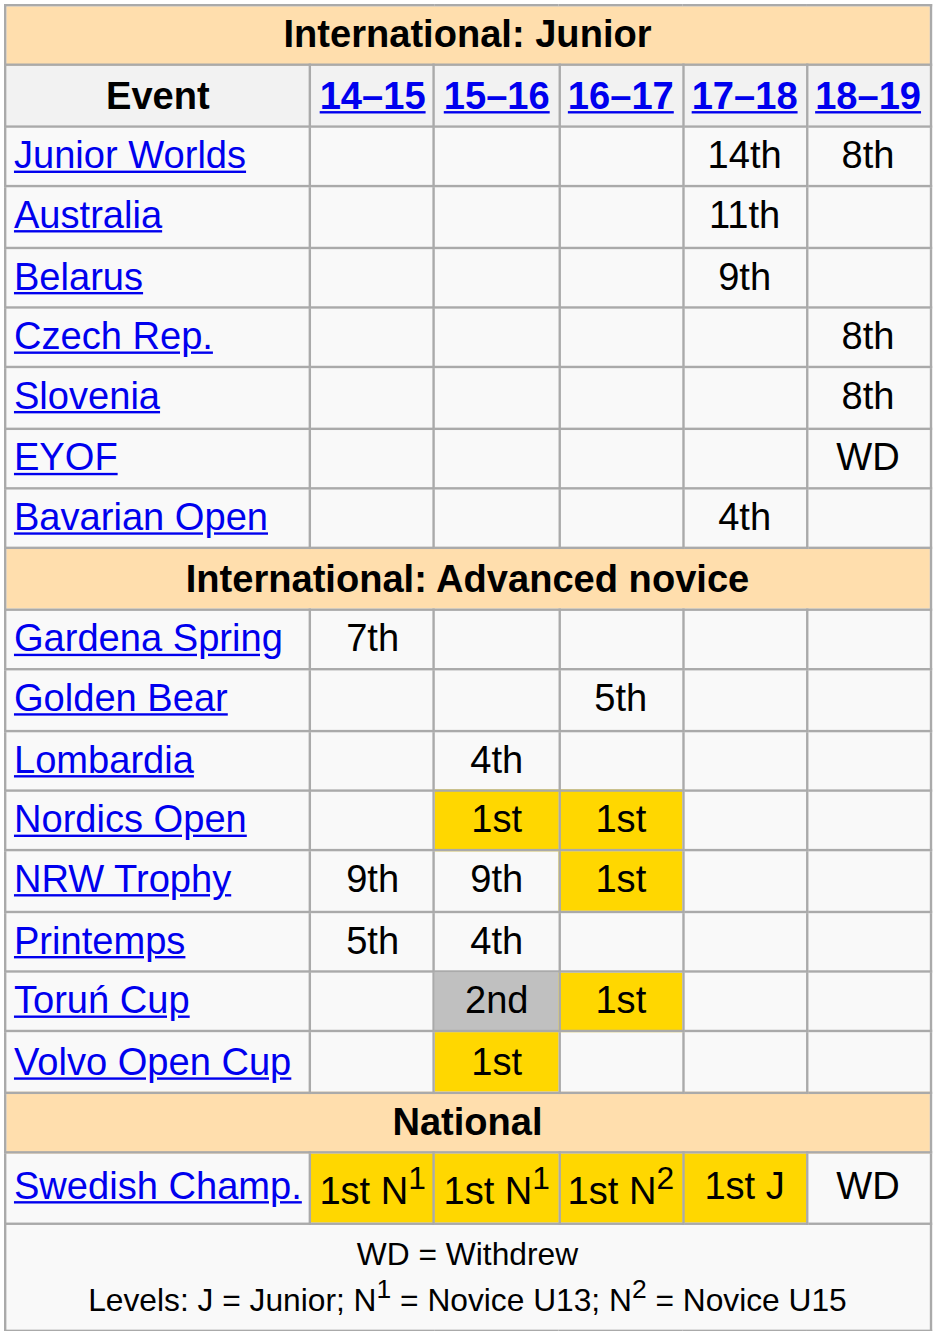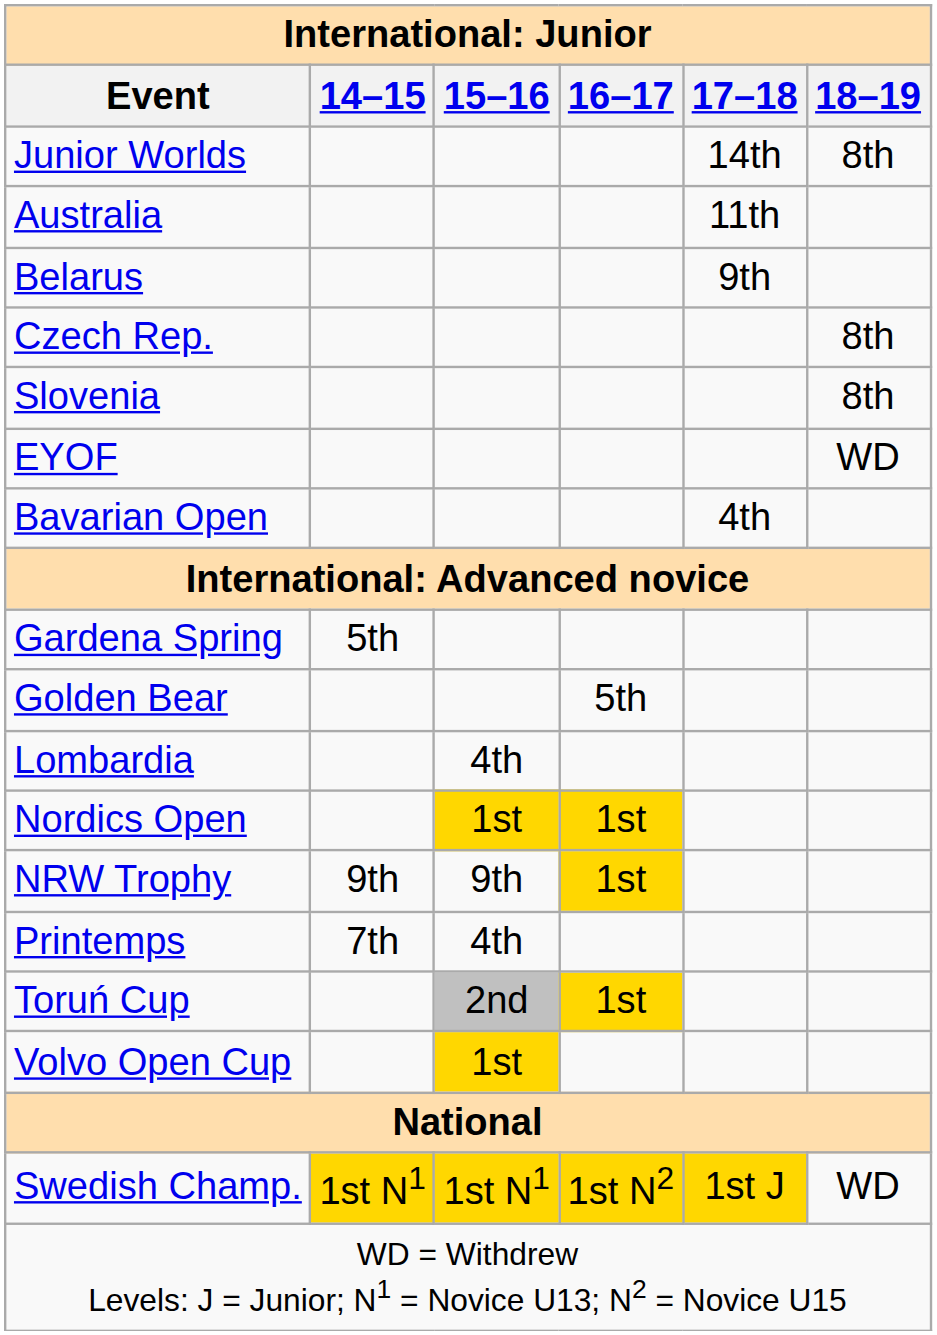(373, 638) 7th -> (373, 638) 5th
(373, 940) 5th -> (373, 940) 7th
